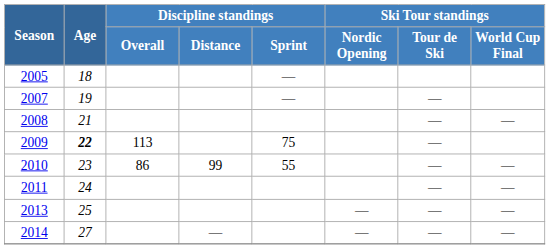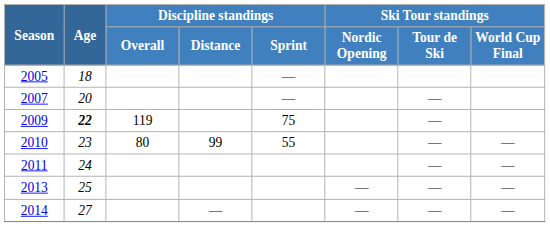(85, 98) 19 -> (85, 98) 20
- row: (34, 121)
(143, 143) 113 -> (143, 121) 119
(143, 165) 86 -> (143, 143) 80
